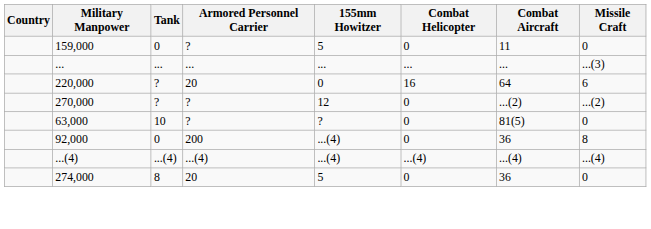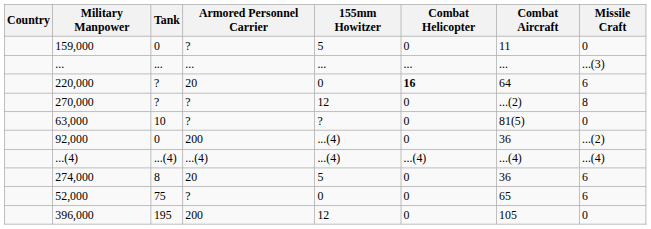(409, 83) normal -> (409, 83) bold
(593, 102) ...(2) -> (585, 102) 8
(585, 139) 8 -> (593, 139) ...(2)
(585, 177) 0 -> (585, 177) 6
+ row: (72, 196)
+ row: (75, 214)
